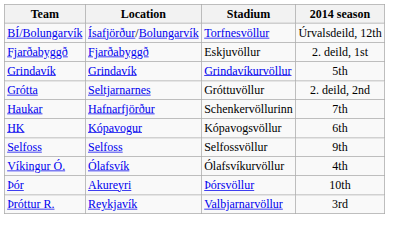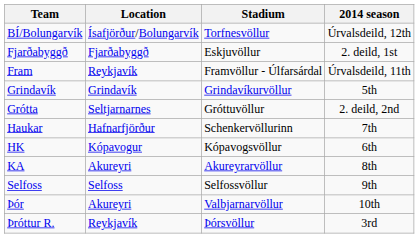+ row: (20, 71)
+ row: (16, 166)
- row: (36, 166)
(229, 185) Þórsvöllur -> (244, 204) Valbjarnarvöllur
(244, 204) Valbjarnarvöllur -> (229, 223) Þórsvöllur
